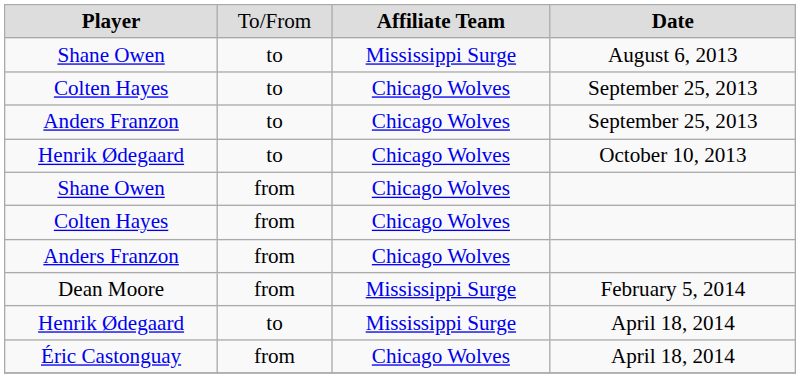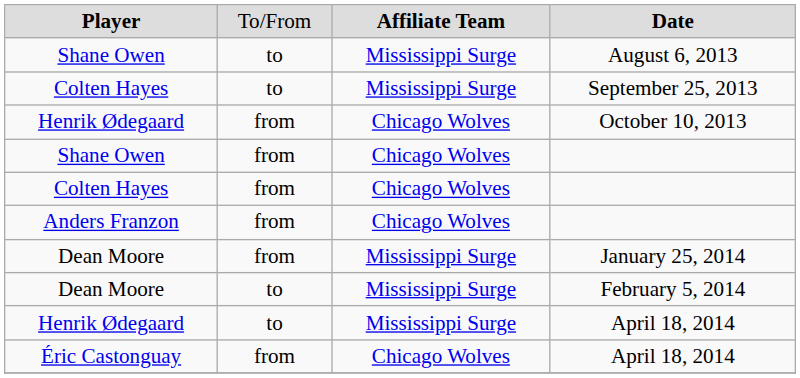(441, 88) Chicago Wolves -> (441, 88) Mississippi Surge
- row: (111, 121)
(274, 155) to -> (274, 121) from
+ row: (111, 255)
(274, 289) from -> (274, 289) to
